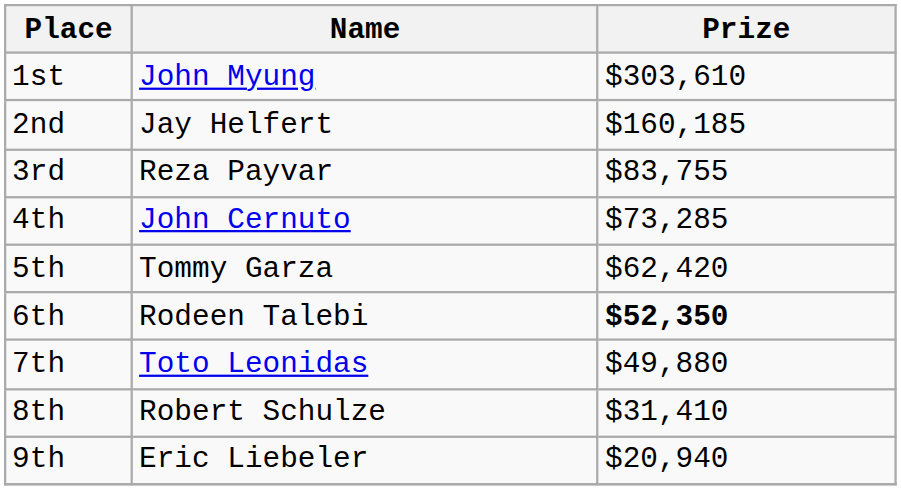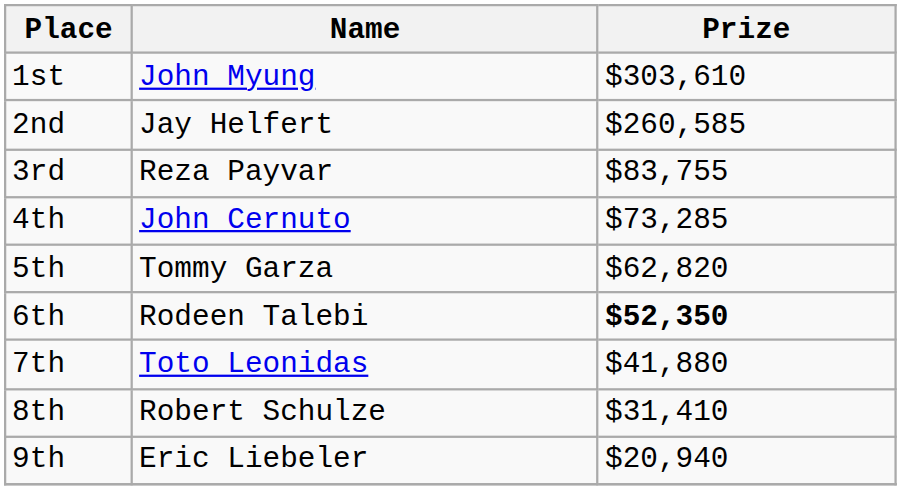(676, 125) $160,185 -> (676, 125) $260,585
(667, 268) $62,420 -> (667, 268) $62,820
(667, 364) $49,880 -> (667, 364) $41,880
